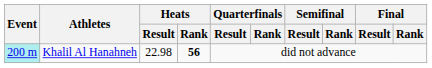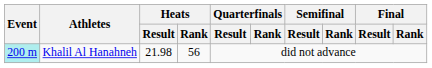(159, 53) 22.98 -> (159, 53) 21.98
(194, 53) bold -> (194, 53) normal
